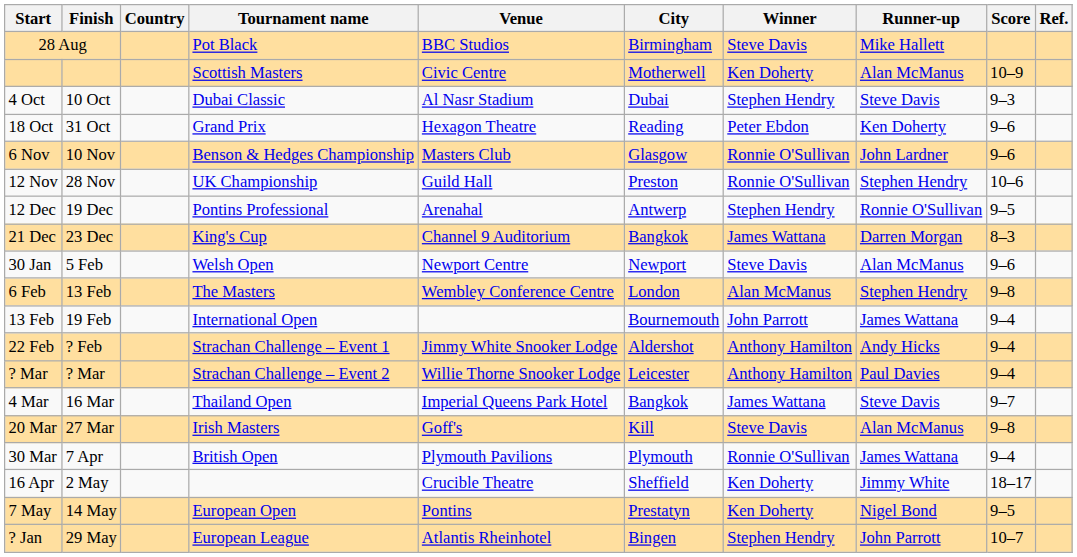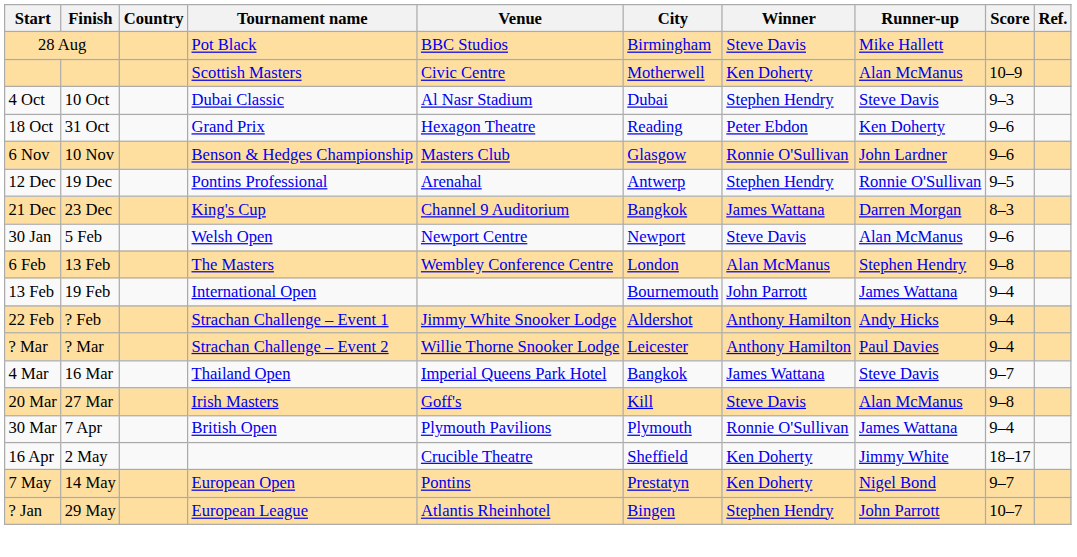- row: (33, 182)
(1003, 510) 9–5 -> (1002, 483) 9–7
